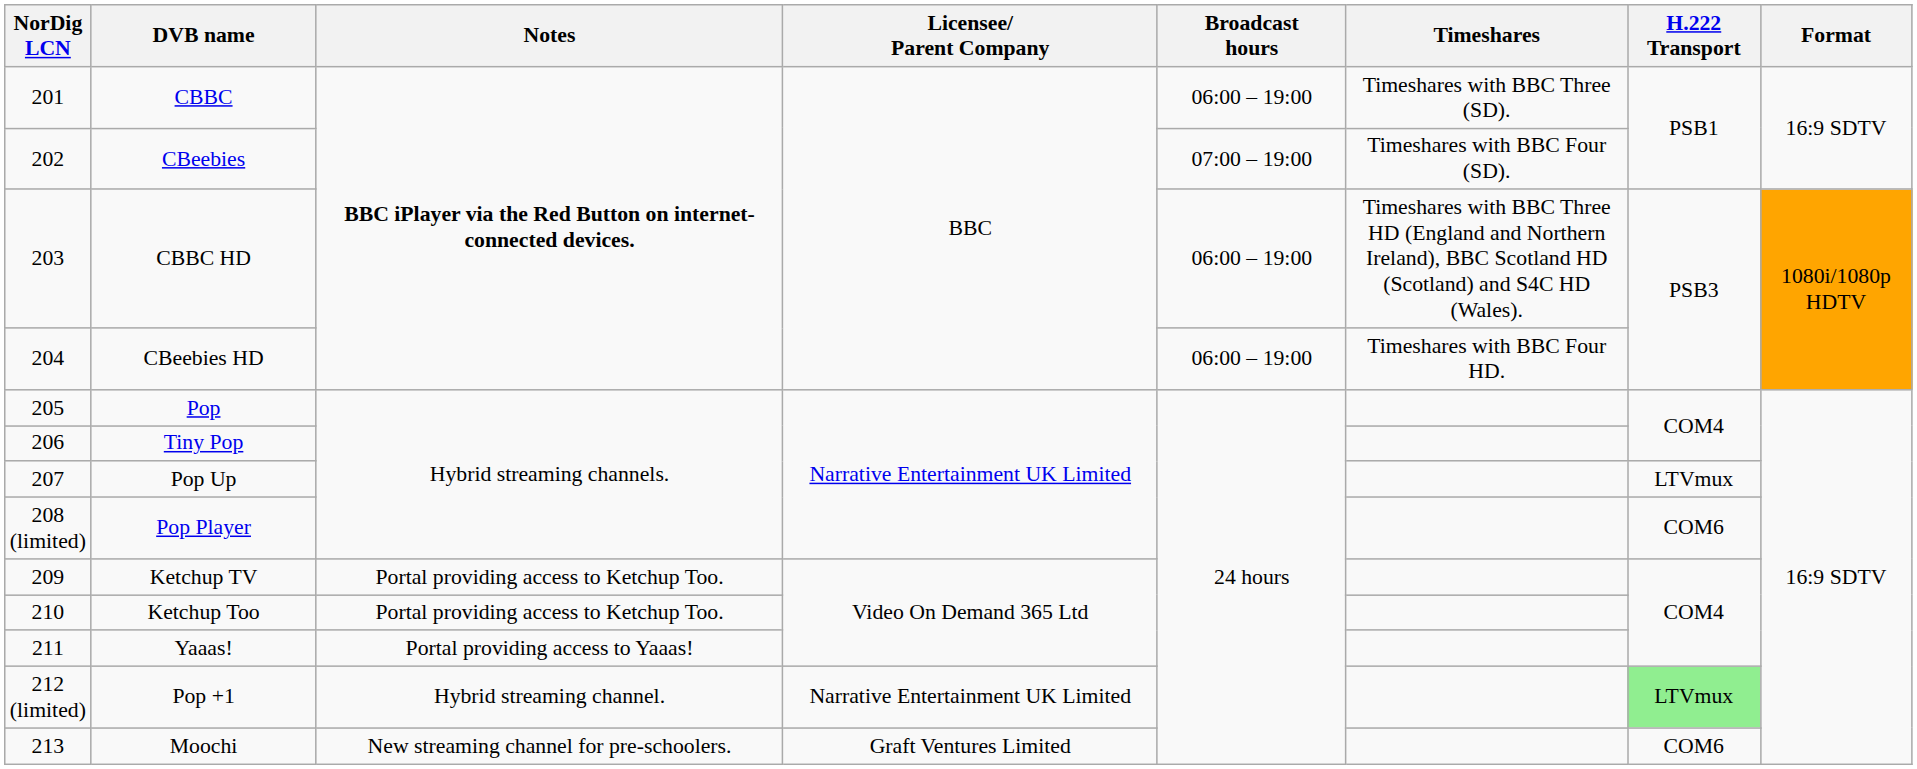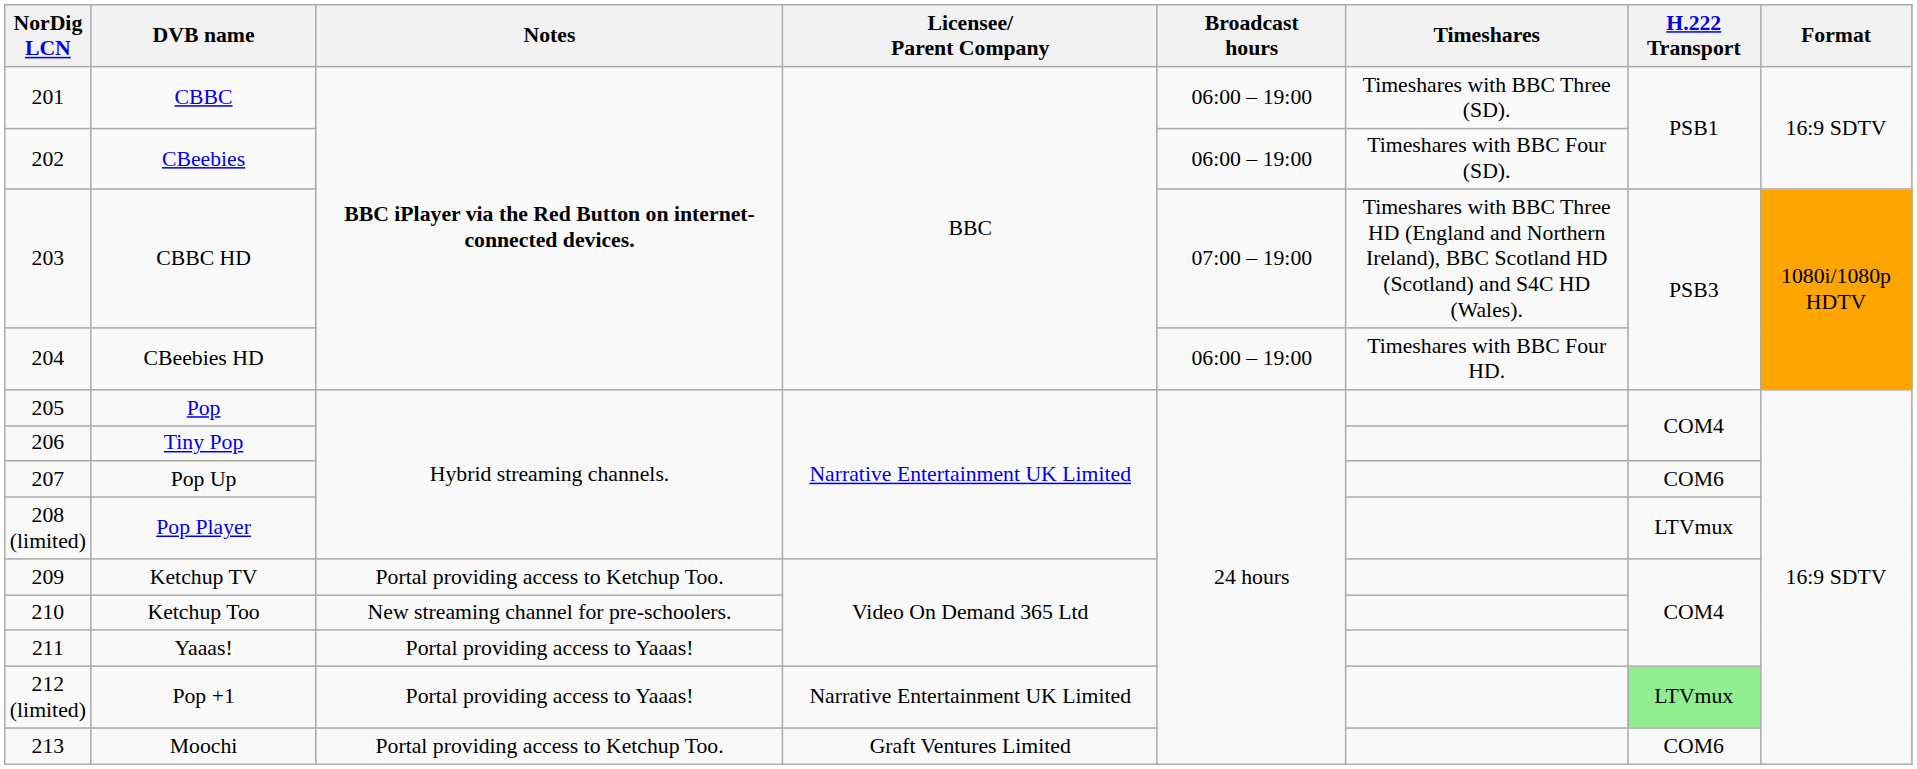(1252, 158) 07:00 – 19:00 -> (1252, 158) 06:00 – 19:00
(1252, 258) 06:00 – 19:00 -> (1252, 258) 07:00 – 19:00
(1694, 479) LTVmux -> (1694, 479) COM6
(1694, 527) COM6 -> (1694, 527) LTVmux
(550, 612) Portal providing access to Ketchup Too. -> (550, 612) New streaming channel for pre-schoolers.
(550, 697) Hybrid streaming channel. -> (550, 697) Portal providing access to Yaaas!
(550, 745) New streaming channel for pre-schoolers. -> (550, 745) Portal providing access to Ketchup Too.
